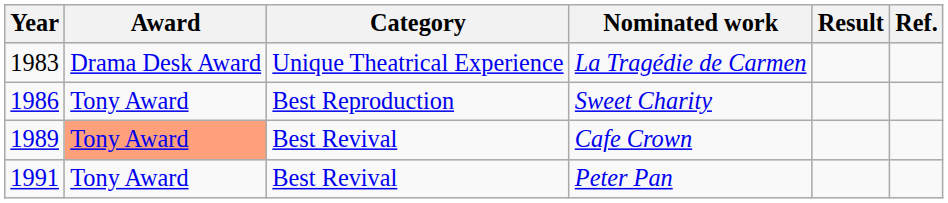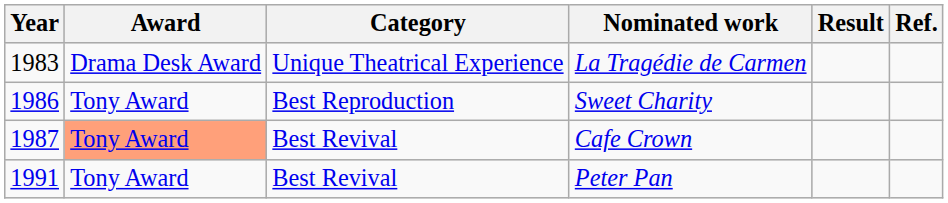(35, 139) 1989 -> (35, 139) 1987
